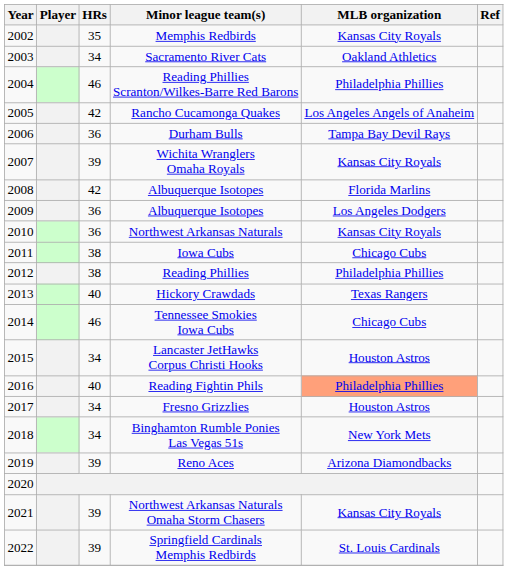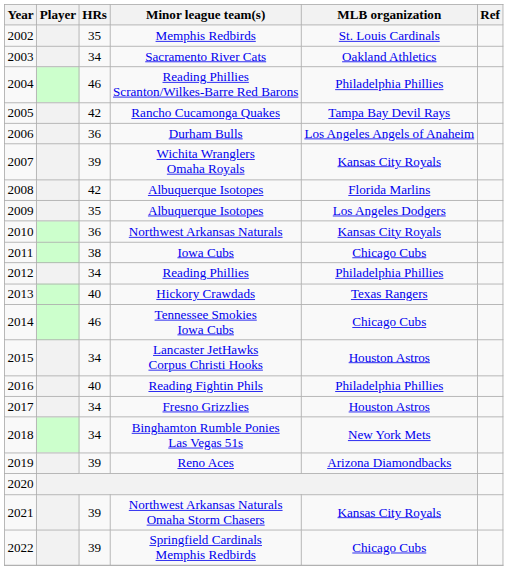(389, 35) Kansas City Royals -> (389, 35) St. Louis Cardinals
(389, 112) Los Angeles Angels of Anaheim -> (389, 112) Tampa Bay Devil Rays
(389, 133) Tampa Bay Devil Rays -> (389, 133) Los Angeles Angels of Anaheim
(95, 210) 36 -> (95, 210) 35
(95, 273) 38 -> (95, 273) 34
(389, 386) lightsalmon background -> (389, 386) no background
(389, 547) St. Louis Cardinals -> (389, 547) Chicago Cubs
